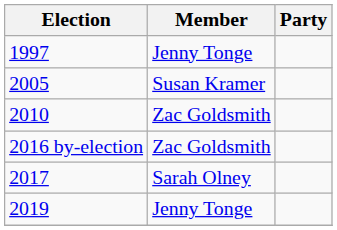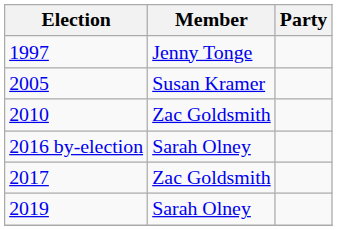(211, 146) Zac Goldsmith -> (202, 146) Sarah Olney
(202, 177) Sarah Olney -> (211, 177) Zac Goldsmith
(202, 209) Jenny Tonge -> (202, 209) Sarah Olney
